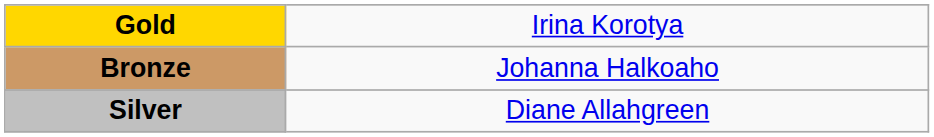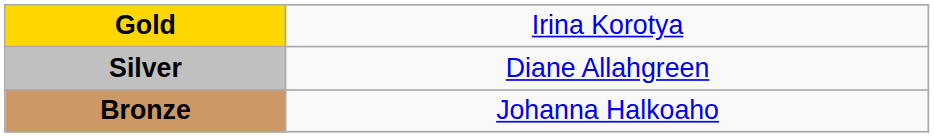rows swapped: (145, 110) <-> (145, 68)
